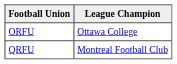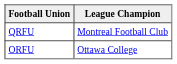rows swapped: (21, 31) <-> (21, 49)
